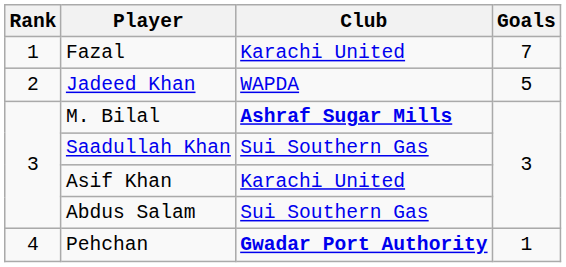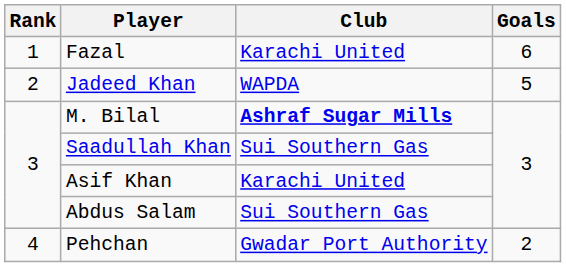(526, 53) 7 -> (526, 53) 6
(364, 245) bold -> (364, 245) normal
(526, 245) 1 -> (526, 245) 2
